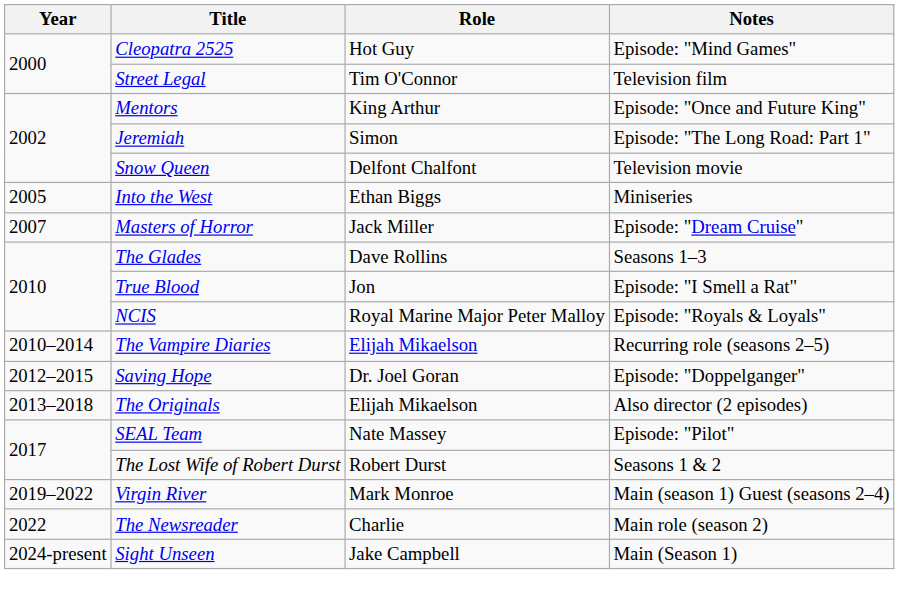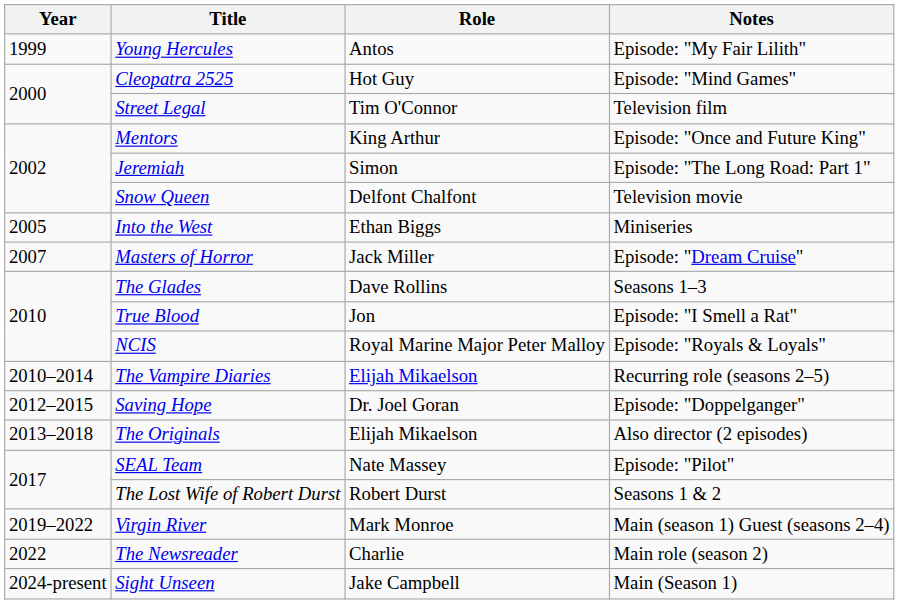+ row: (174, 49)
